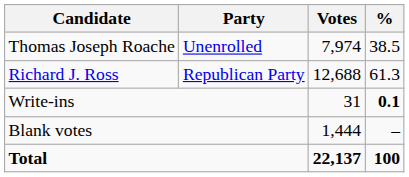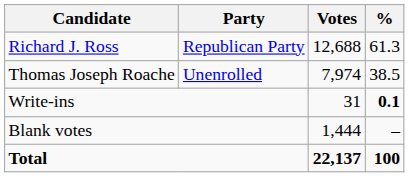rows swapped: (64, 74) <-> (92, 46)
